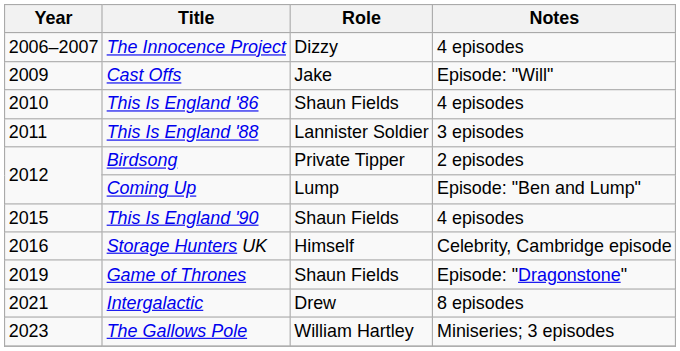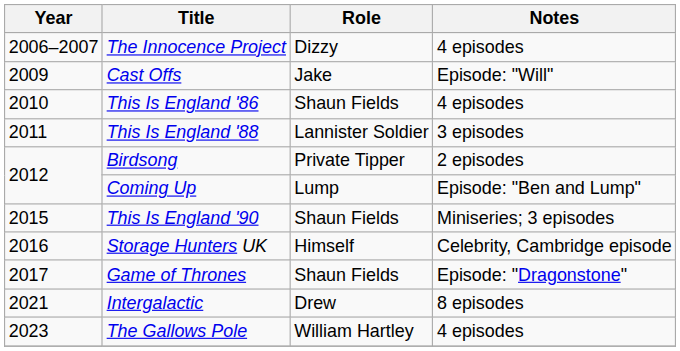(480, 217) 4 episodes -> (526, 217) Miniseries; 3 episodes
(29, 274) 2019 -> (29, 274) 2017
(526, 331) Miniseries; 3 episodes -> (480, 331) 4 episodes
